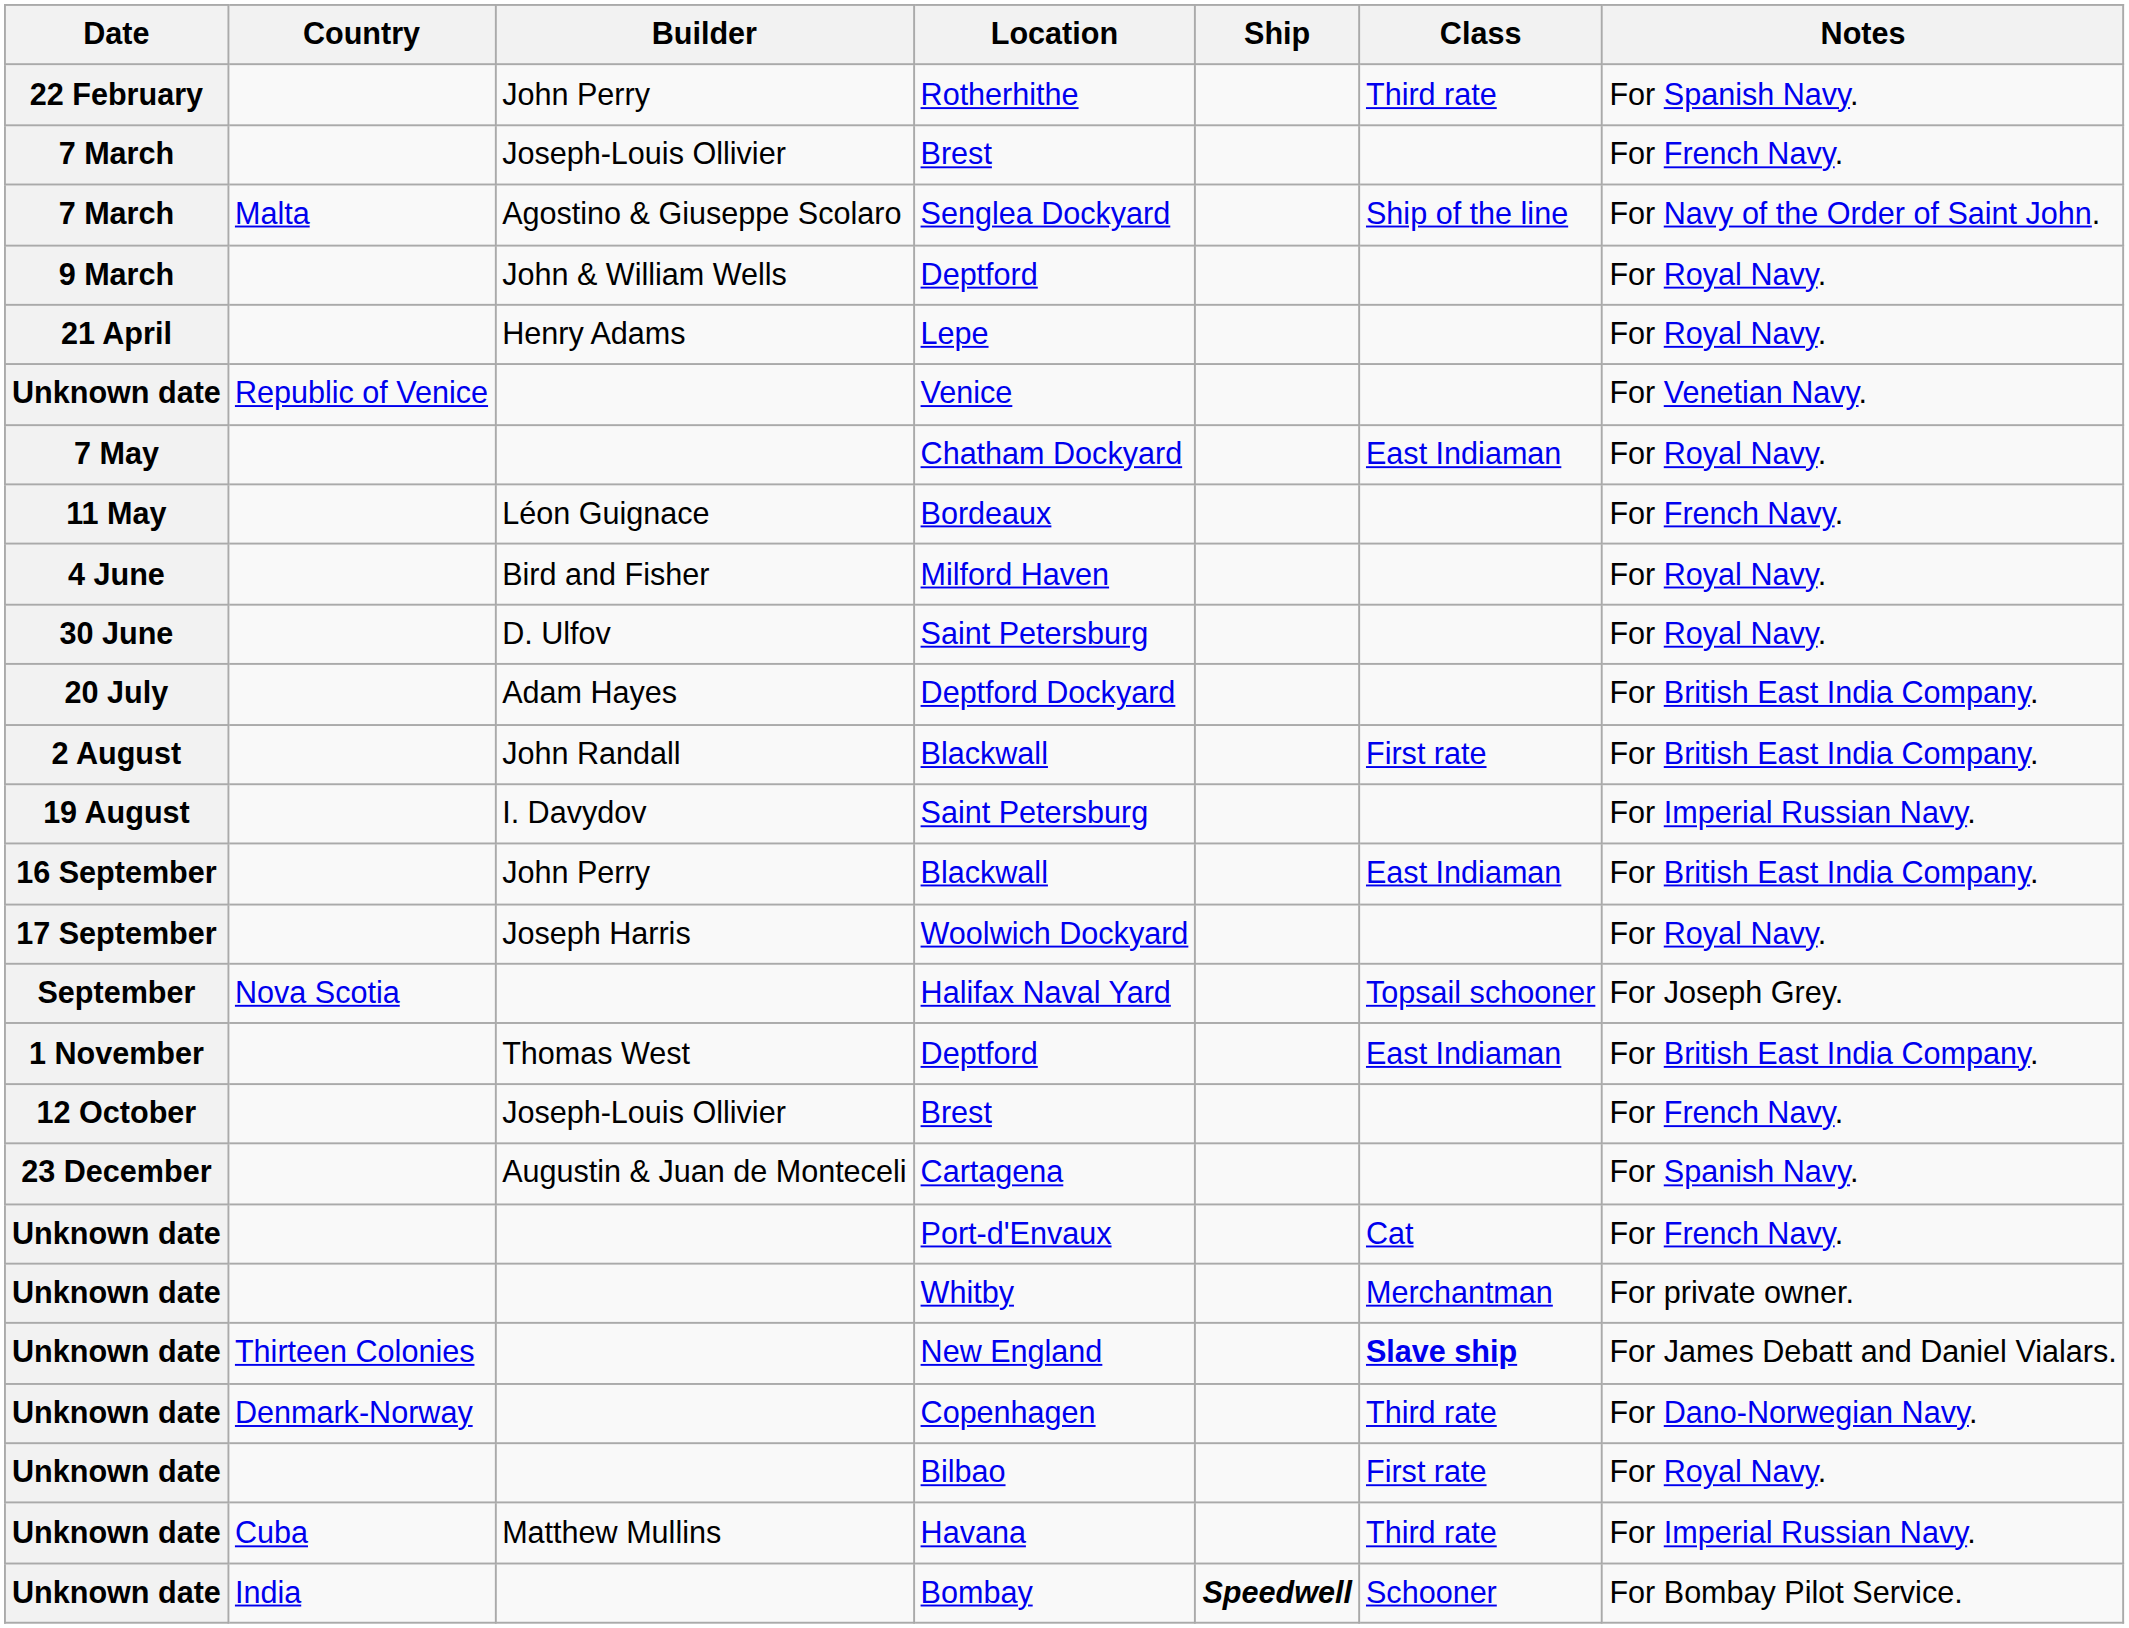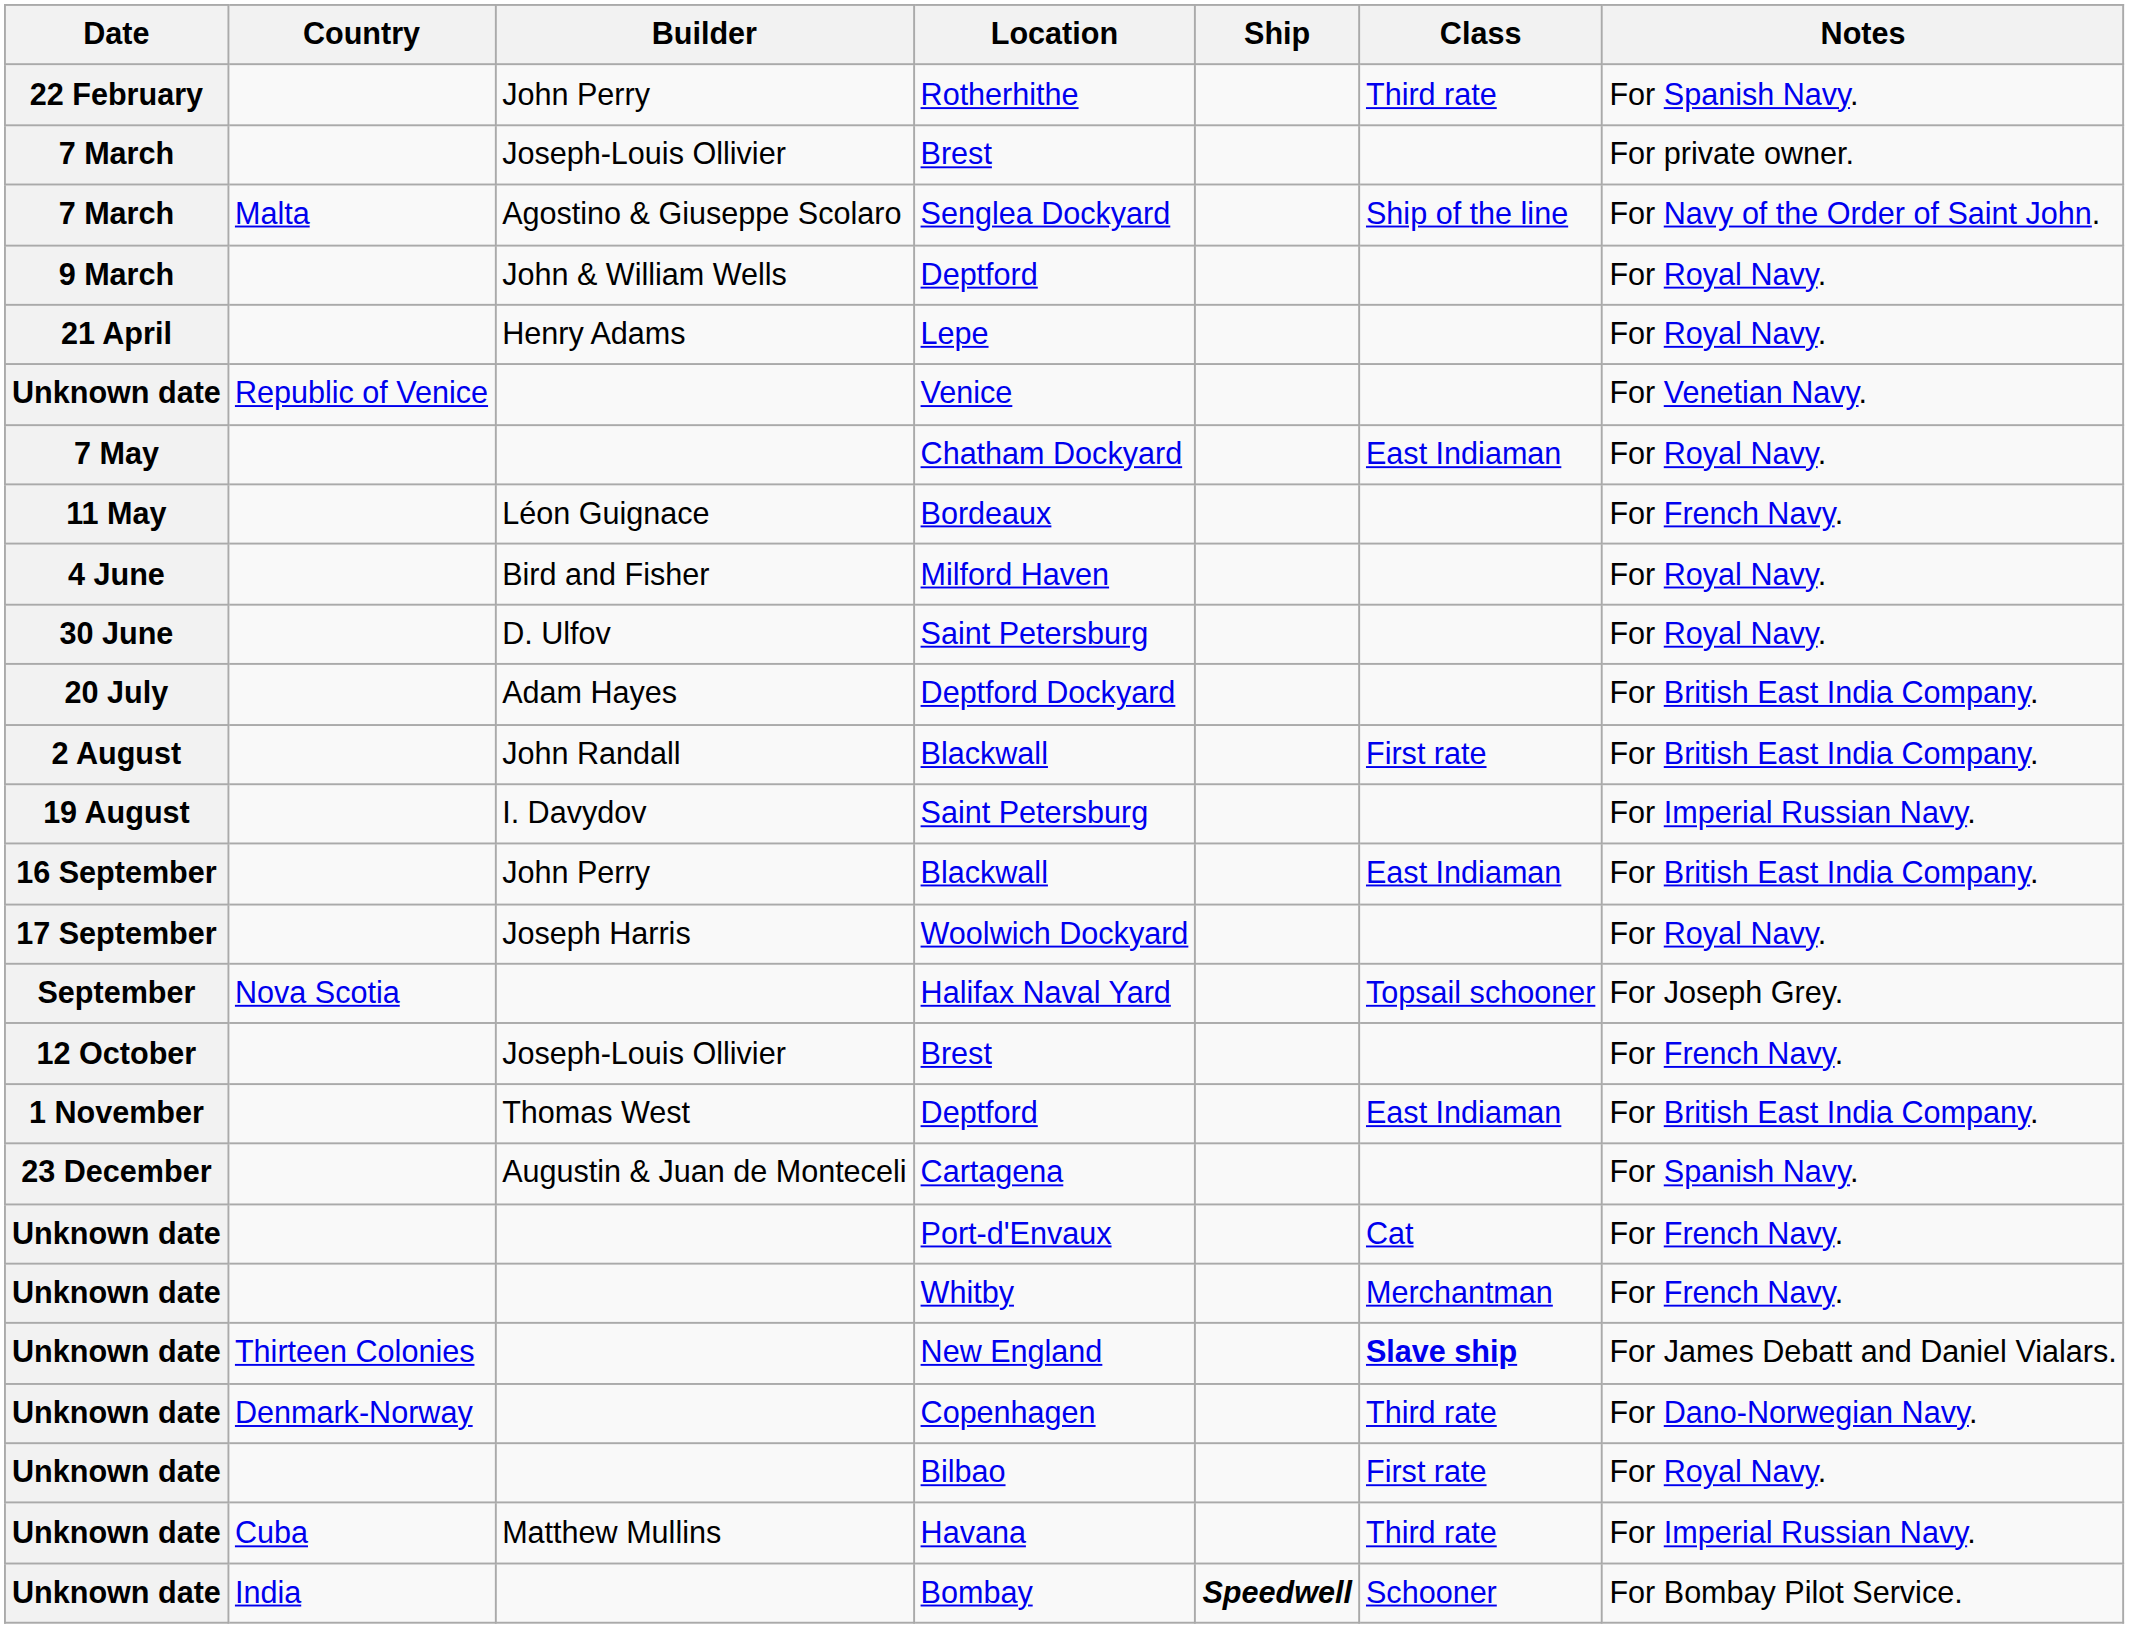(1726, 154) For French Navy. -> (1732, 154) For private owner.
rows swapped: (116, 1113) <-> (116, 1053)
(1732, 1292) For private owner. -> (1726, 1292) For French Navy.
